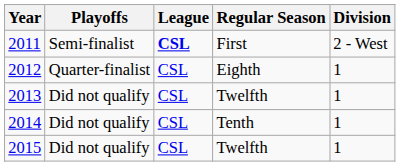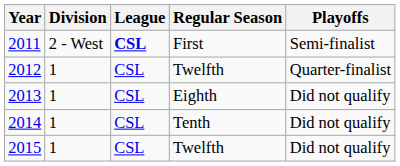columns swapped: (362, 17) <-> (99, 17)
(239, 69) Eighth -> (199, 69) Twelfth
(242, 95) Twelfth -> (195, 95) Eighth
